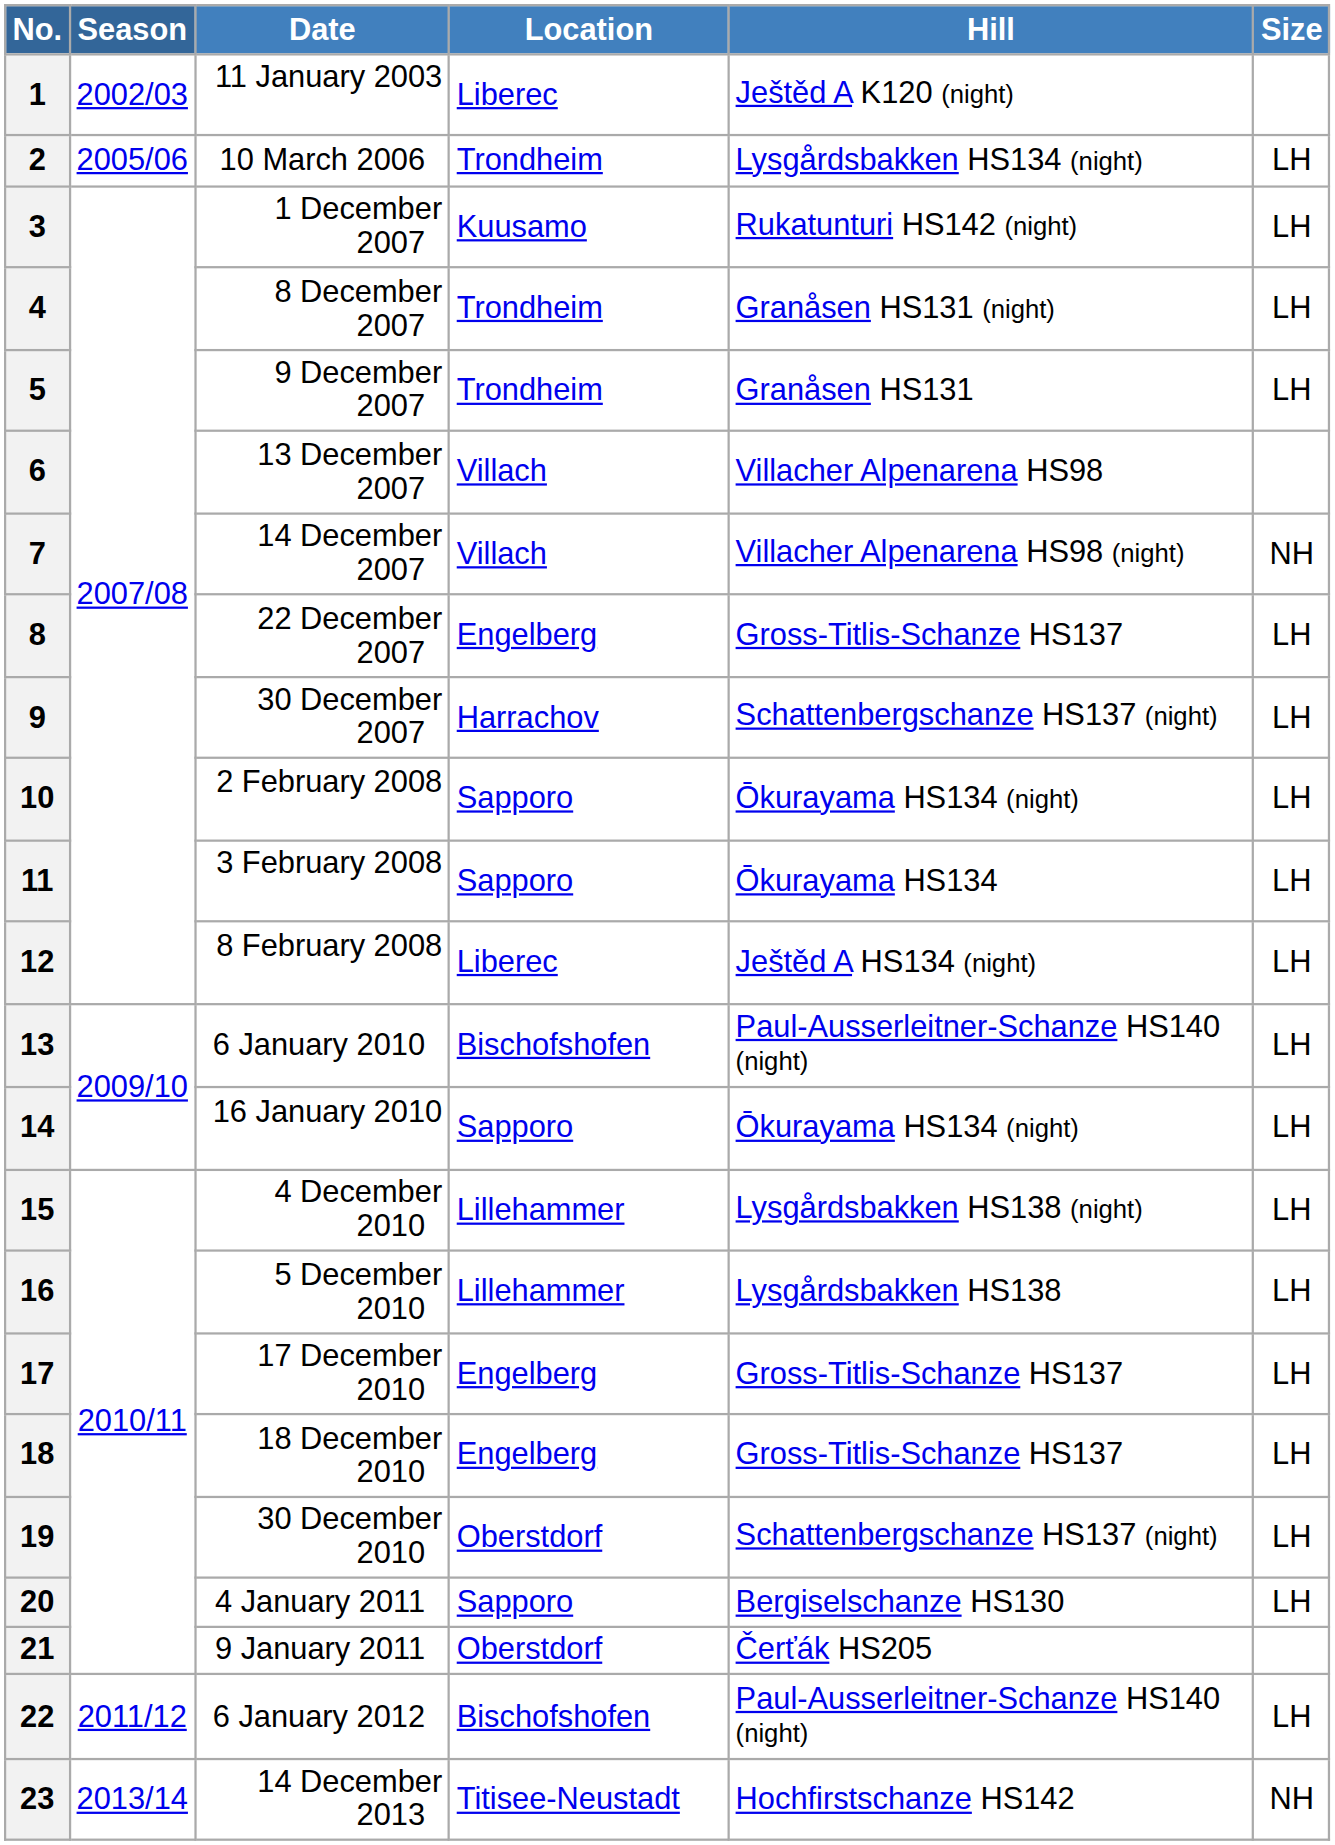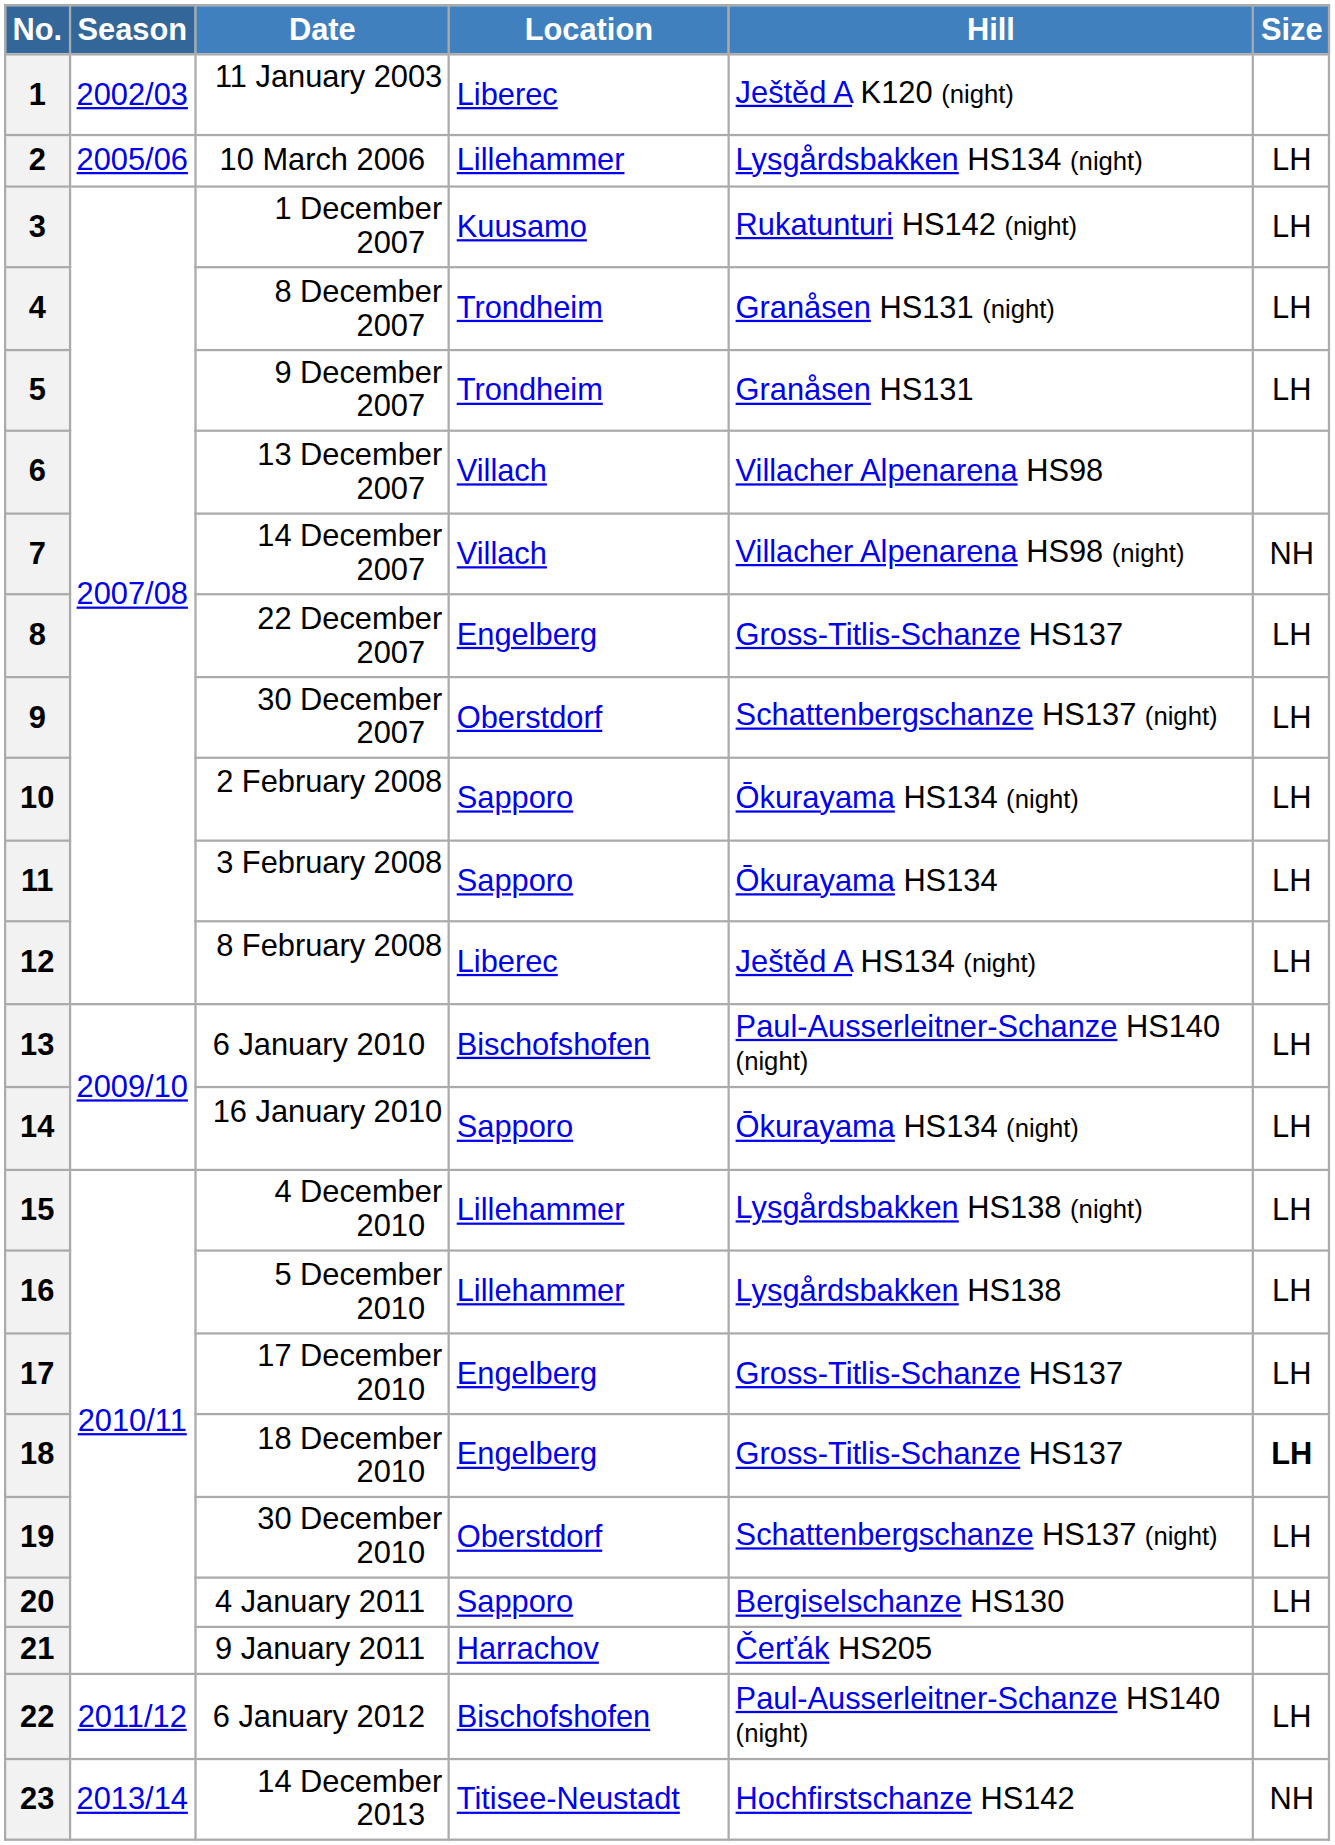(530, 160) Trondheim -> (541, 160) Lillehammer
(528, 717) Harrachov -> (529, 717) Oberstdorf
(1292, 1455) normal -> (1292, 1455) bold
(529, 1650) Oberstdorf -> (528, 1650) Harrachov
